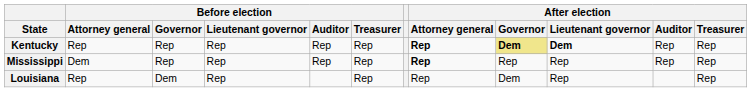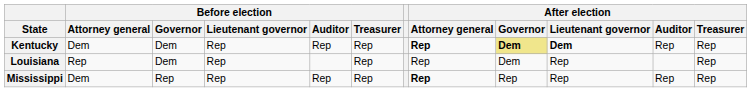(77, 45) Rep -> (79, 45) Dem
(165, 45) Rep -> (166, 45) Dem
rows swapped: (35, 78) <-> (35, 62)
